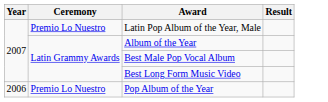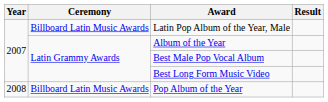(68, 27) Premio Lo Nuestro -> (90, 27) Billboard Latin Music Awards
(16, 89) 2006 -> (16, 89) 2008
(68, 89) Premio Lo Nuestro -> (90, 89) Billboard Latin Music Awards
